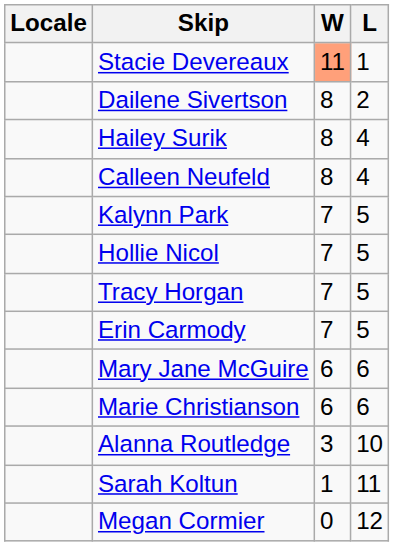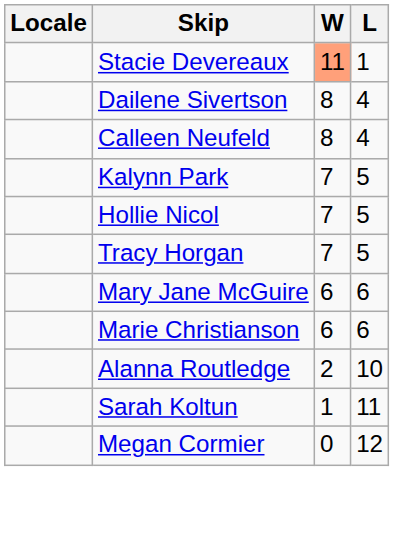(363, 100) 2 -> (363, 100) 4
- row: (162, 138)
- row: (172, 330)
(327, 445) 3 -> (327, 368) 2
